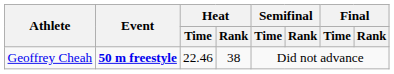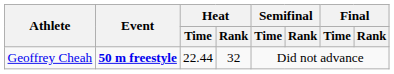(198, 58) 22.46 -> (198, 58) 22.44
(234, 58) 38 -> (234, 58) 32
